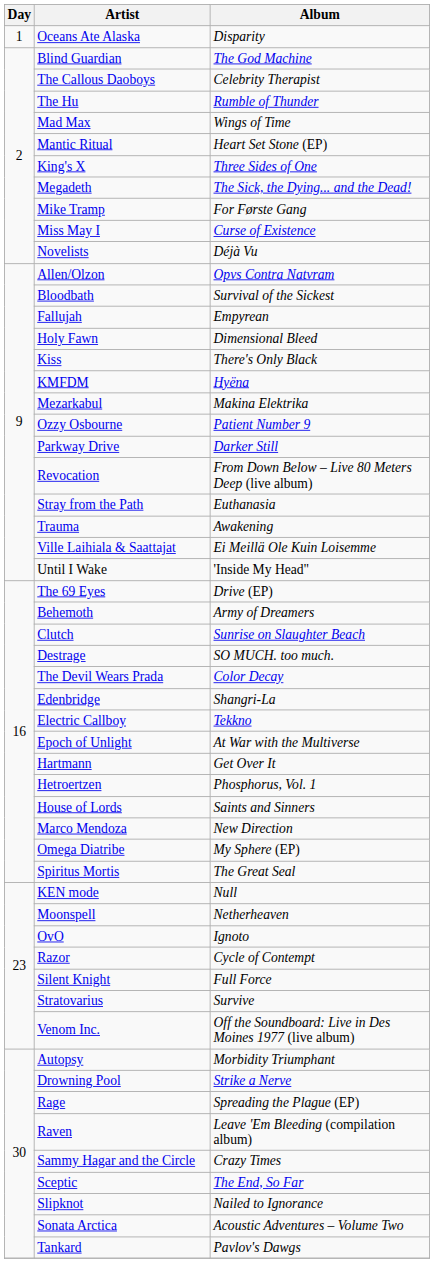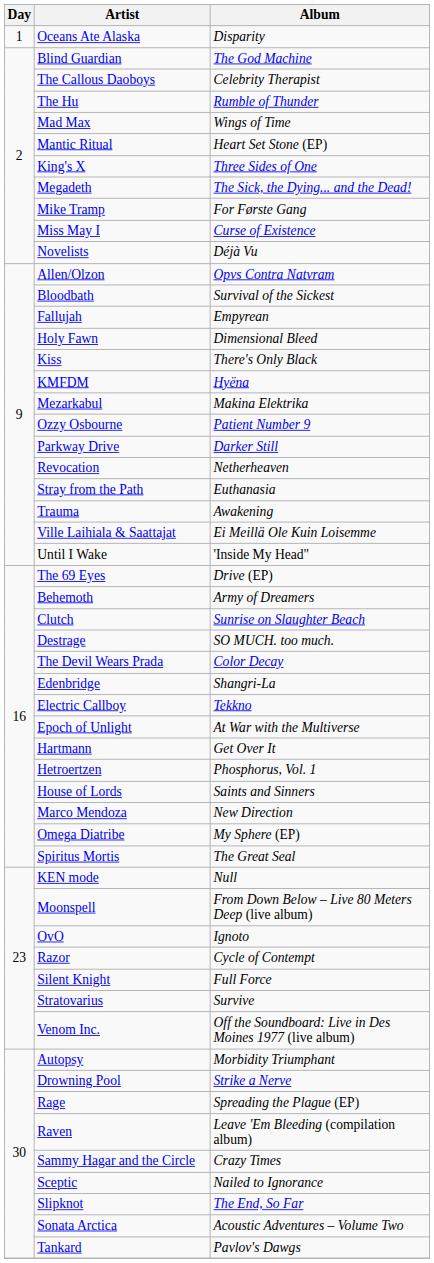(313, 475) From Down Below – Live 80 Meters Deep (live album) -> (251, 468) Netherheaven
(251, 914) Netherheaven -> (313, 907) From Down Below – Live 80 Meters Deep (live album)
(258, 1182) The End, So Far -> (268, 1182) Nailed to Ignorance
(268, 1204) Nailed to Ignorance -> (258, 1204) The End, So Far
